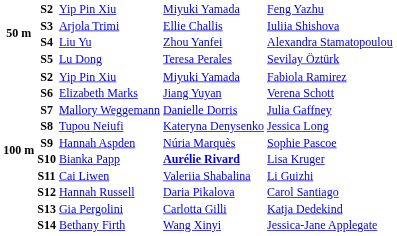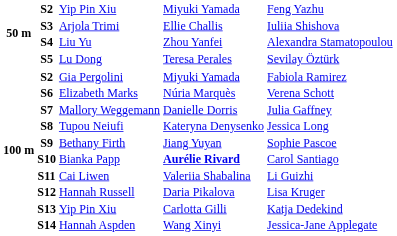(88, 77) Yip Pin Xiu -> (91, 77) Gia Pergolini
(192, 93) Jiang Yuyan -> (199, 93) Núria Marquès
(97, 143) Hannah Aspden -> (92, 143) Bethany Firth
(199, 143) Núria Marquès -> (192, 143) Jiang Yuyan
(296, 159) Lisa Kruger -> (303, 159) Carol Santiago
(303, 192) Carol Santiago -> (296, 192) Lisa Kruger
(91, 209) Gia Pergolini -> (88, 209) Yip Pin Xiu
(92, 225) Bethany Firth -> (97, 225) Hannah Aspden
